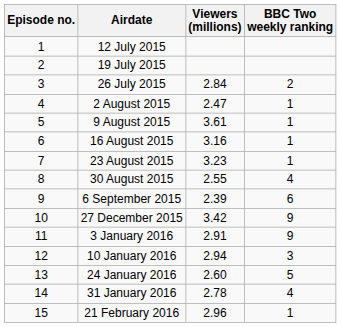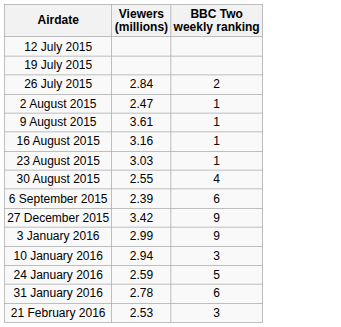- column: (41, 20)
(215, 160) 3.23 -> (141, 160) 3.03
(215, 236) 2.91 -> (141, 236) 2.99
(215, 274) 2.60 -> (141, 274) 2.59
(290, 293) 4 -> (217, 293) 6
(215, 312) 2.96 -> (141, 312) 2.53
(290, 312) 1 -> (217, 312) 3
